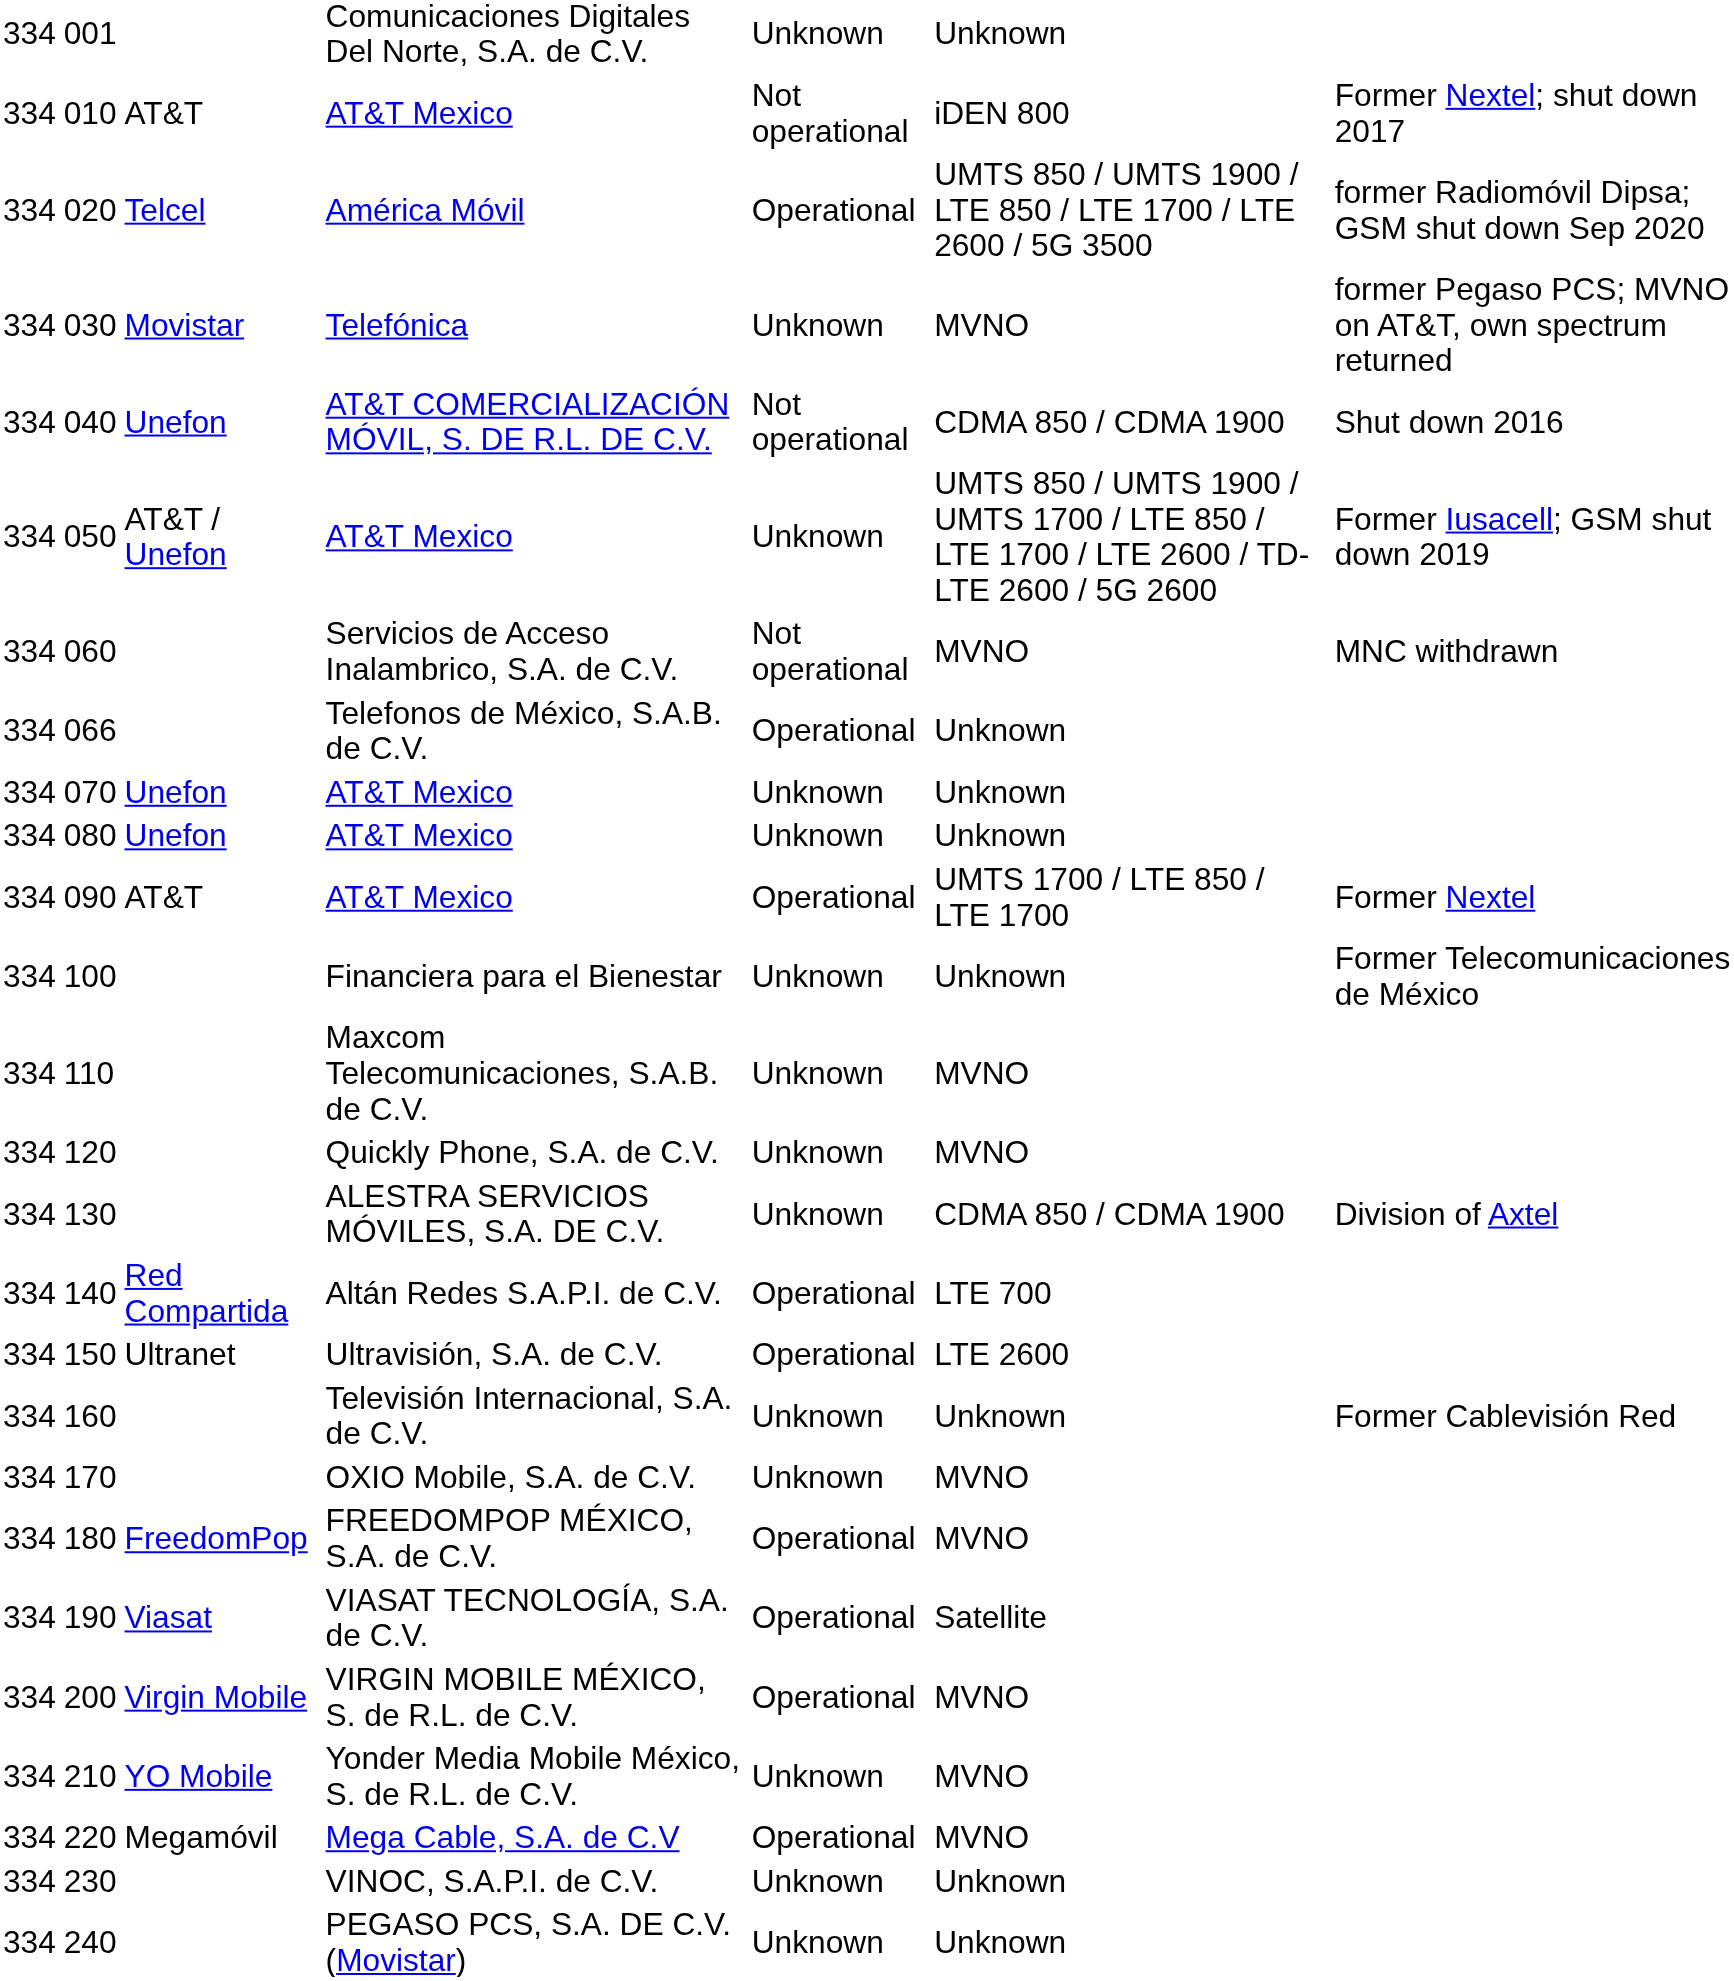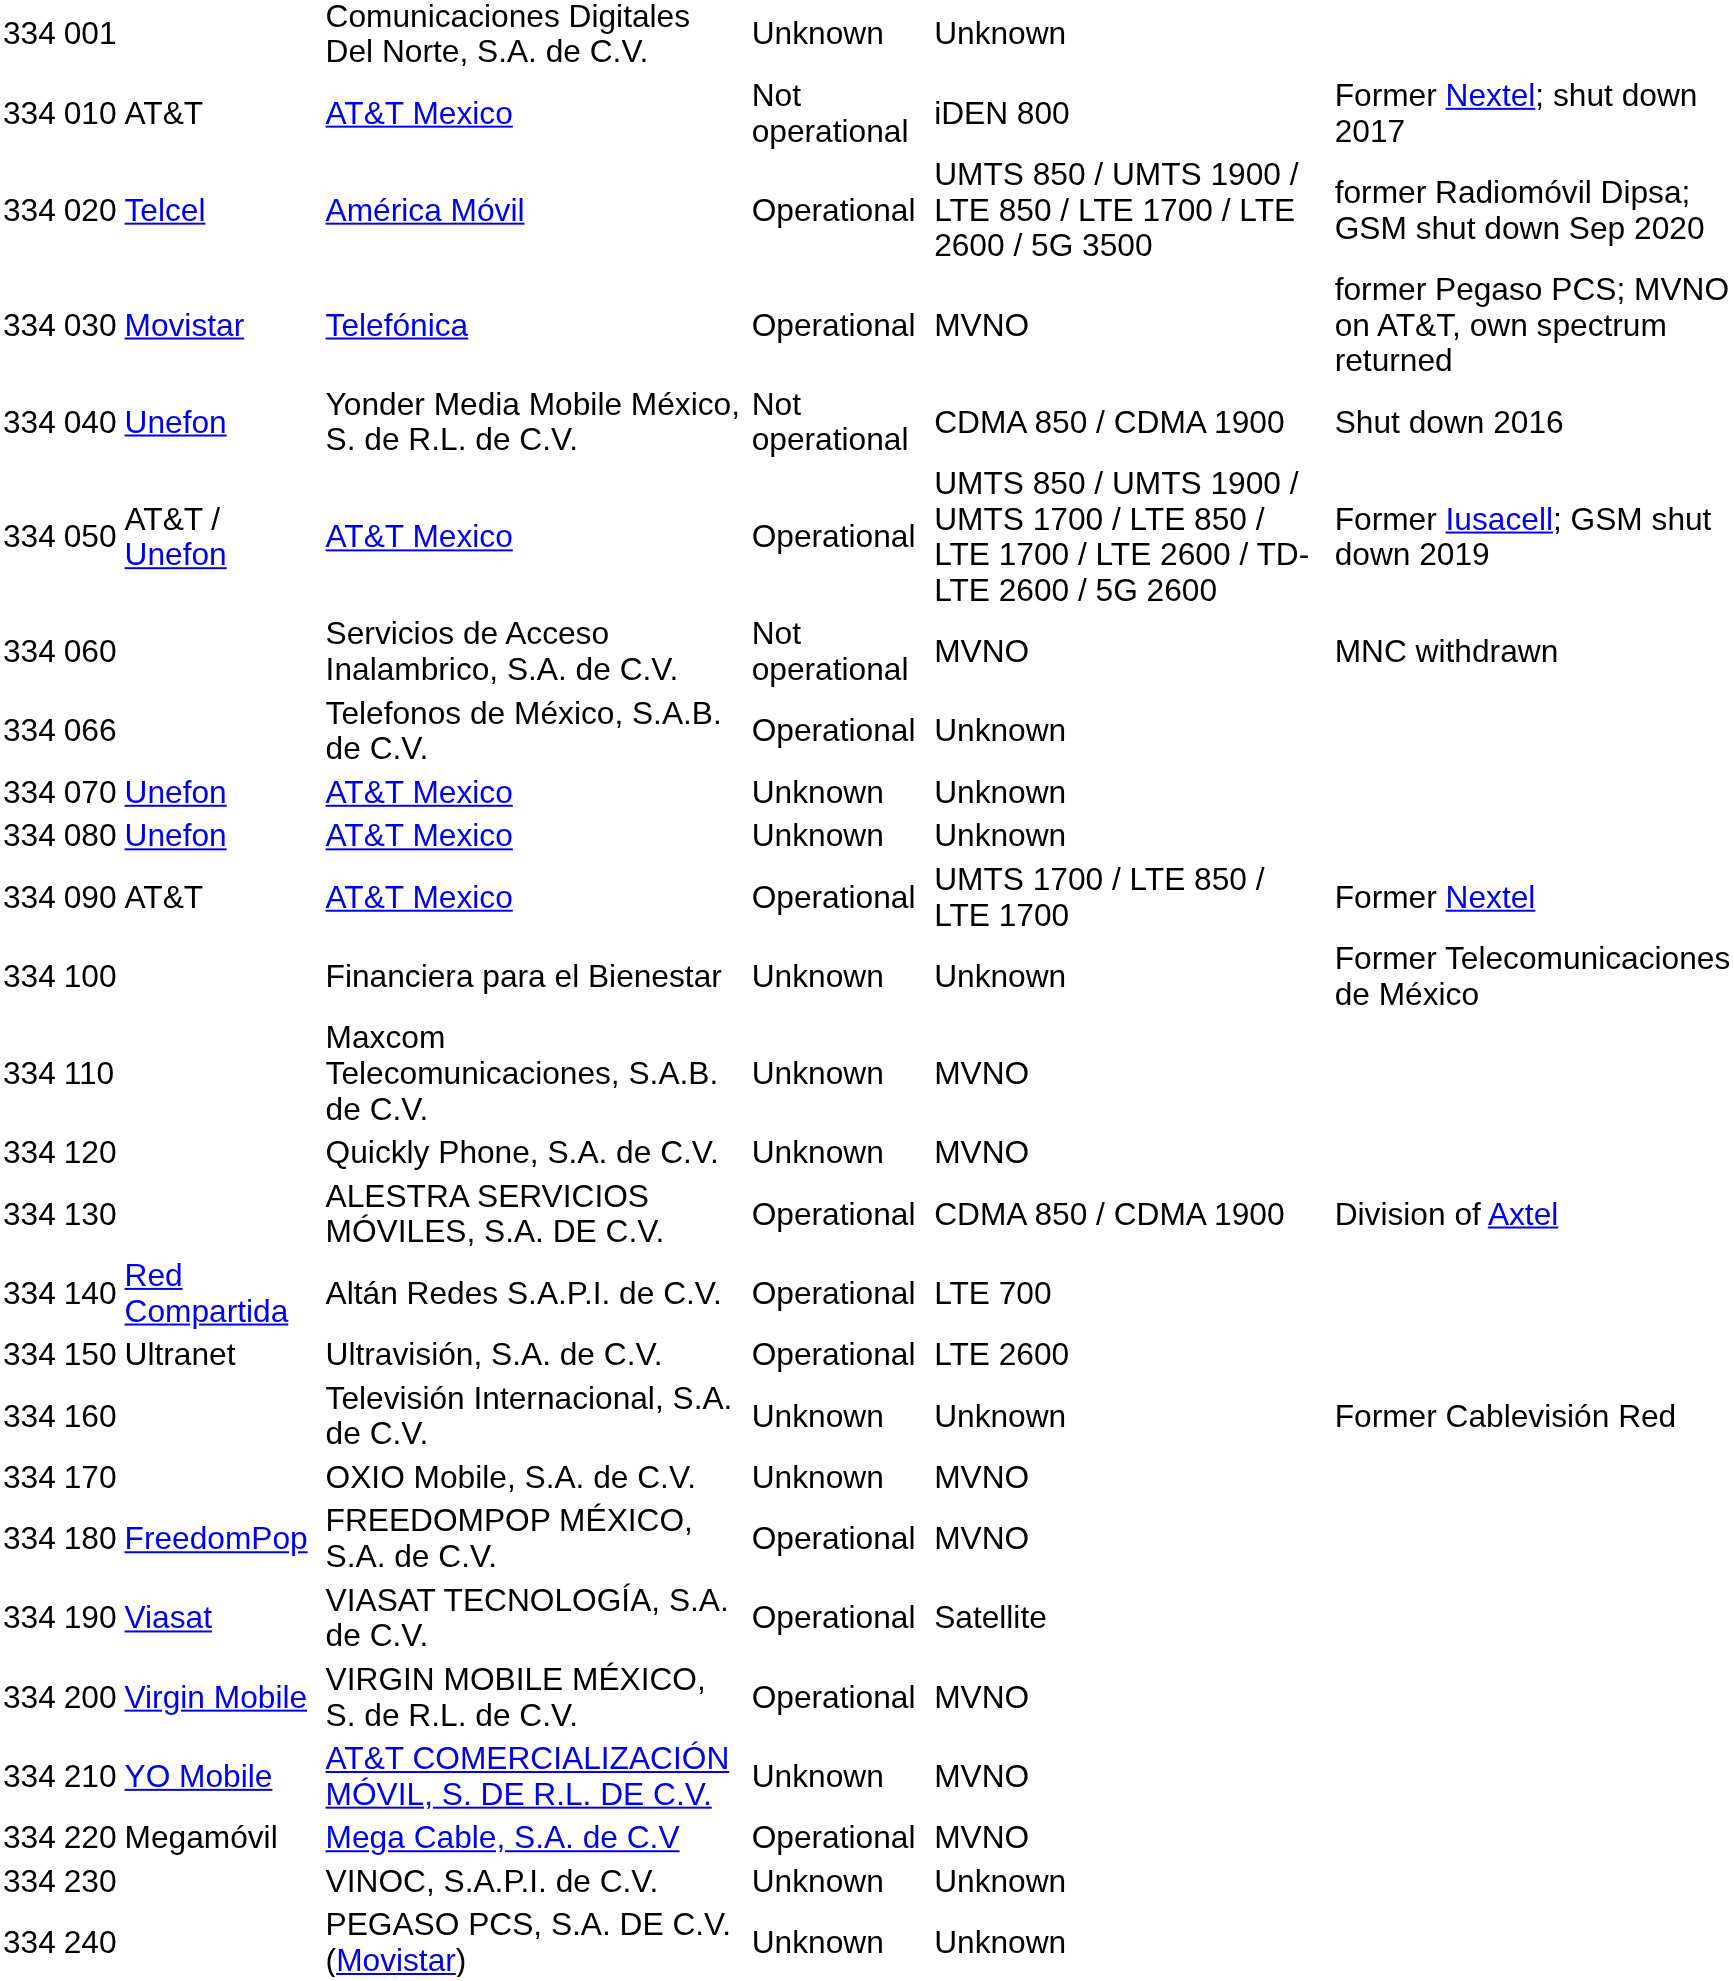(818, 325) Unknown -> (834, 325) Operational
(527, 422) AT&T COMERCIALIZACIÓN MÓVIL, S. DE R.L. DE C.V. -> (533, 422) Yonder Media Mobile México, S. de R.L. de C.V.
(818, 537) Unknown -> (834, 537) Operational
(818, 1214) Unknown -> (834, 1214) Operational
(533, 1776) Yonder Media Mobile México, S. de R.L. de C.V. -> (527, 1776) AT&T COMERCIALIZACIÓN MÓVIL, S. DE R.L. DE C.V.
